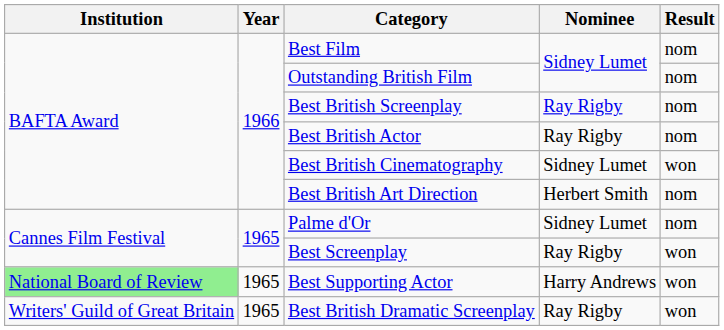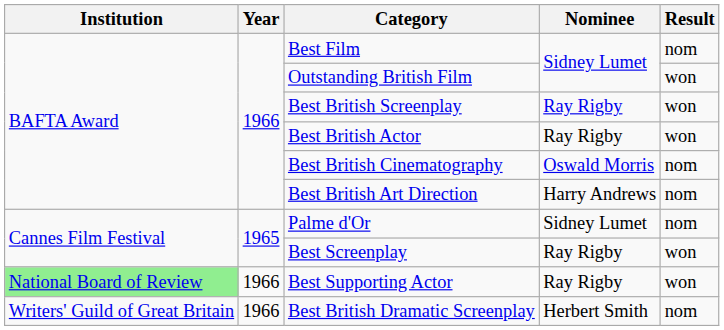(681, 77) nom -> (680, 77) won
(681, 106) nom -> (680, 106) won
(681, 135) nom -> (680, 135) won
(595, 164) Sidney Lumet -> (599, 164) Oswald Morris
(680, 164) won -> (681, 164) nom
(596, 194) Herbert Smith -> (600, 194) Harry Andrews
(261, 281) 1965 -> (261, 281) 1966
(600, 281) Harry Andrews -> (583, 281) Ray Rigby
(261, 310) 1965 -> (261, 310) 1966
(583, 310) Ray Rigby -> (596, 310) Herbert Smith
(680, 310) won -> (681, 310) nom
